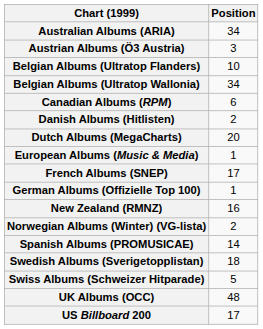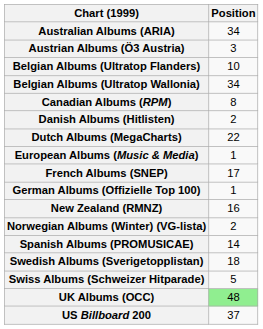(233, 102) 6 -> (233, 102) 8
(233, 137) 20 -> (233, 137) 22
(233, 297) no background -> (233, 297) lightgreen background
(233, 315) 17 -> (233, 315) 37
